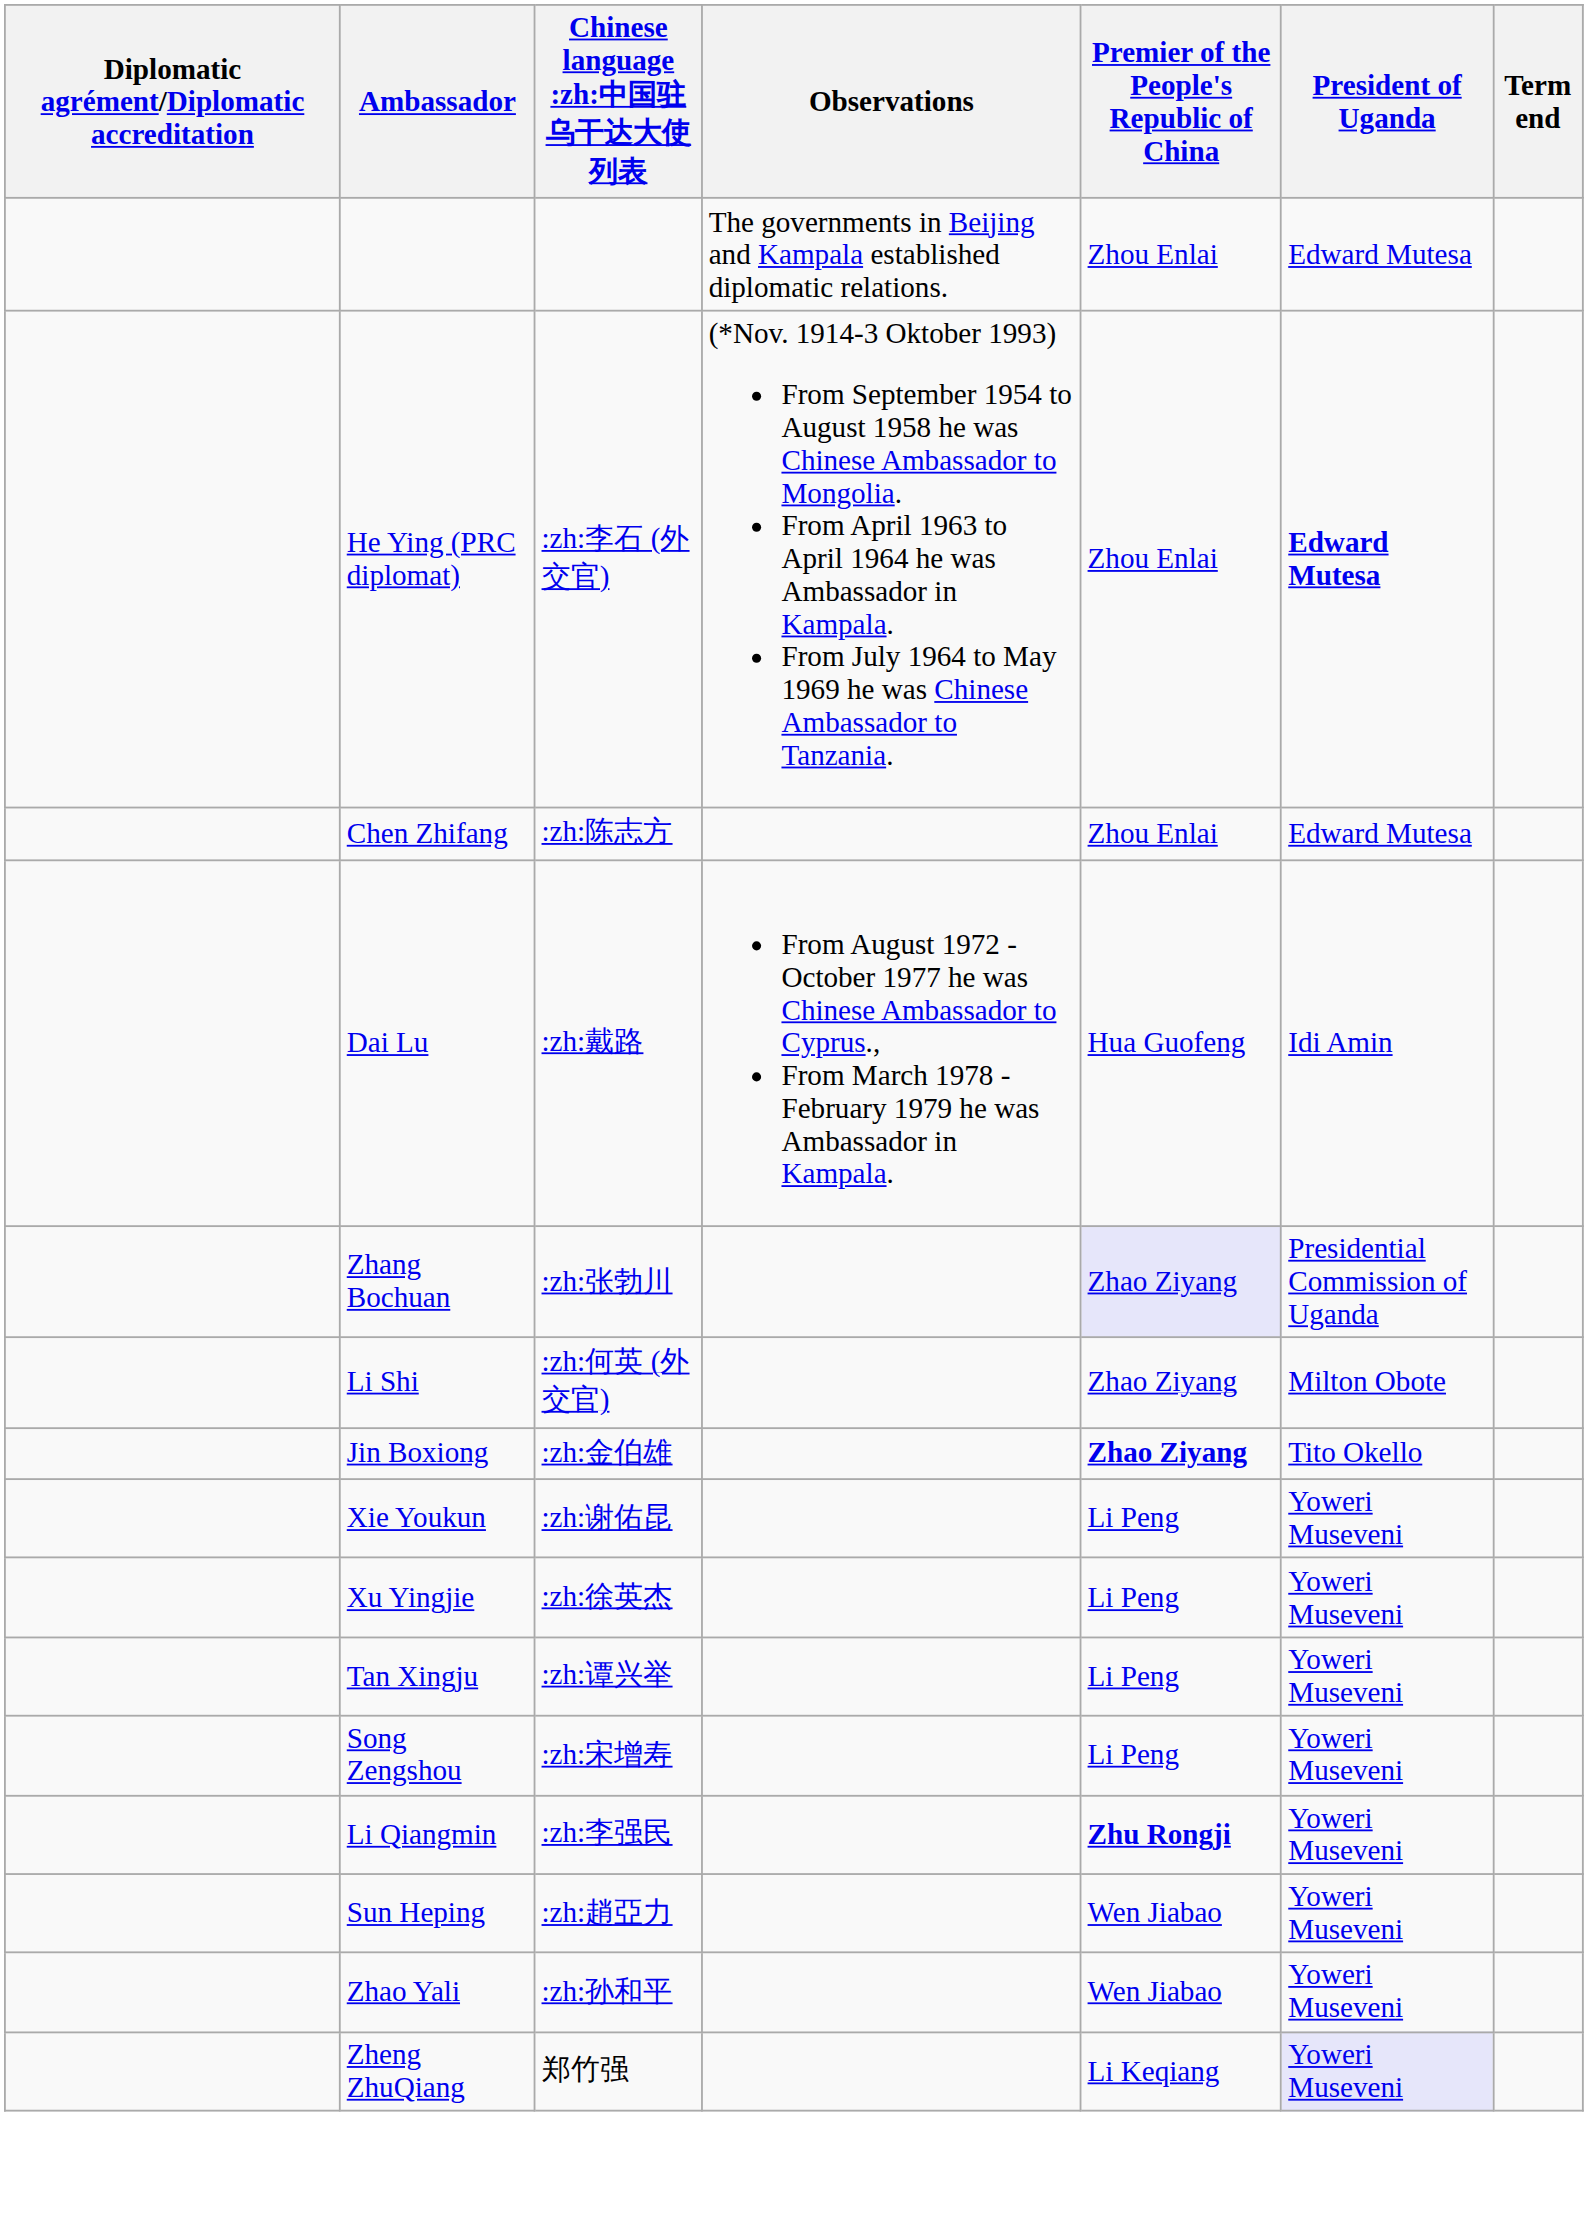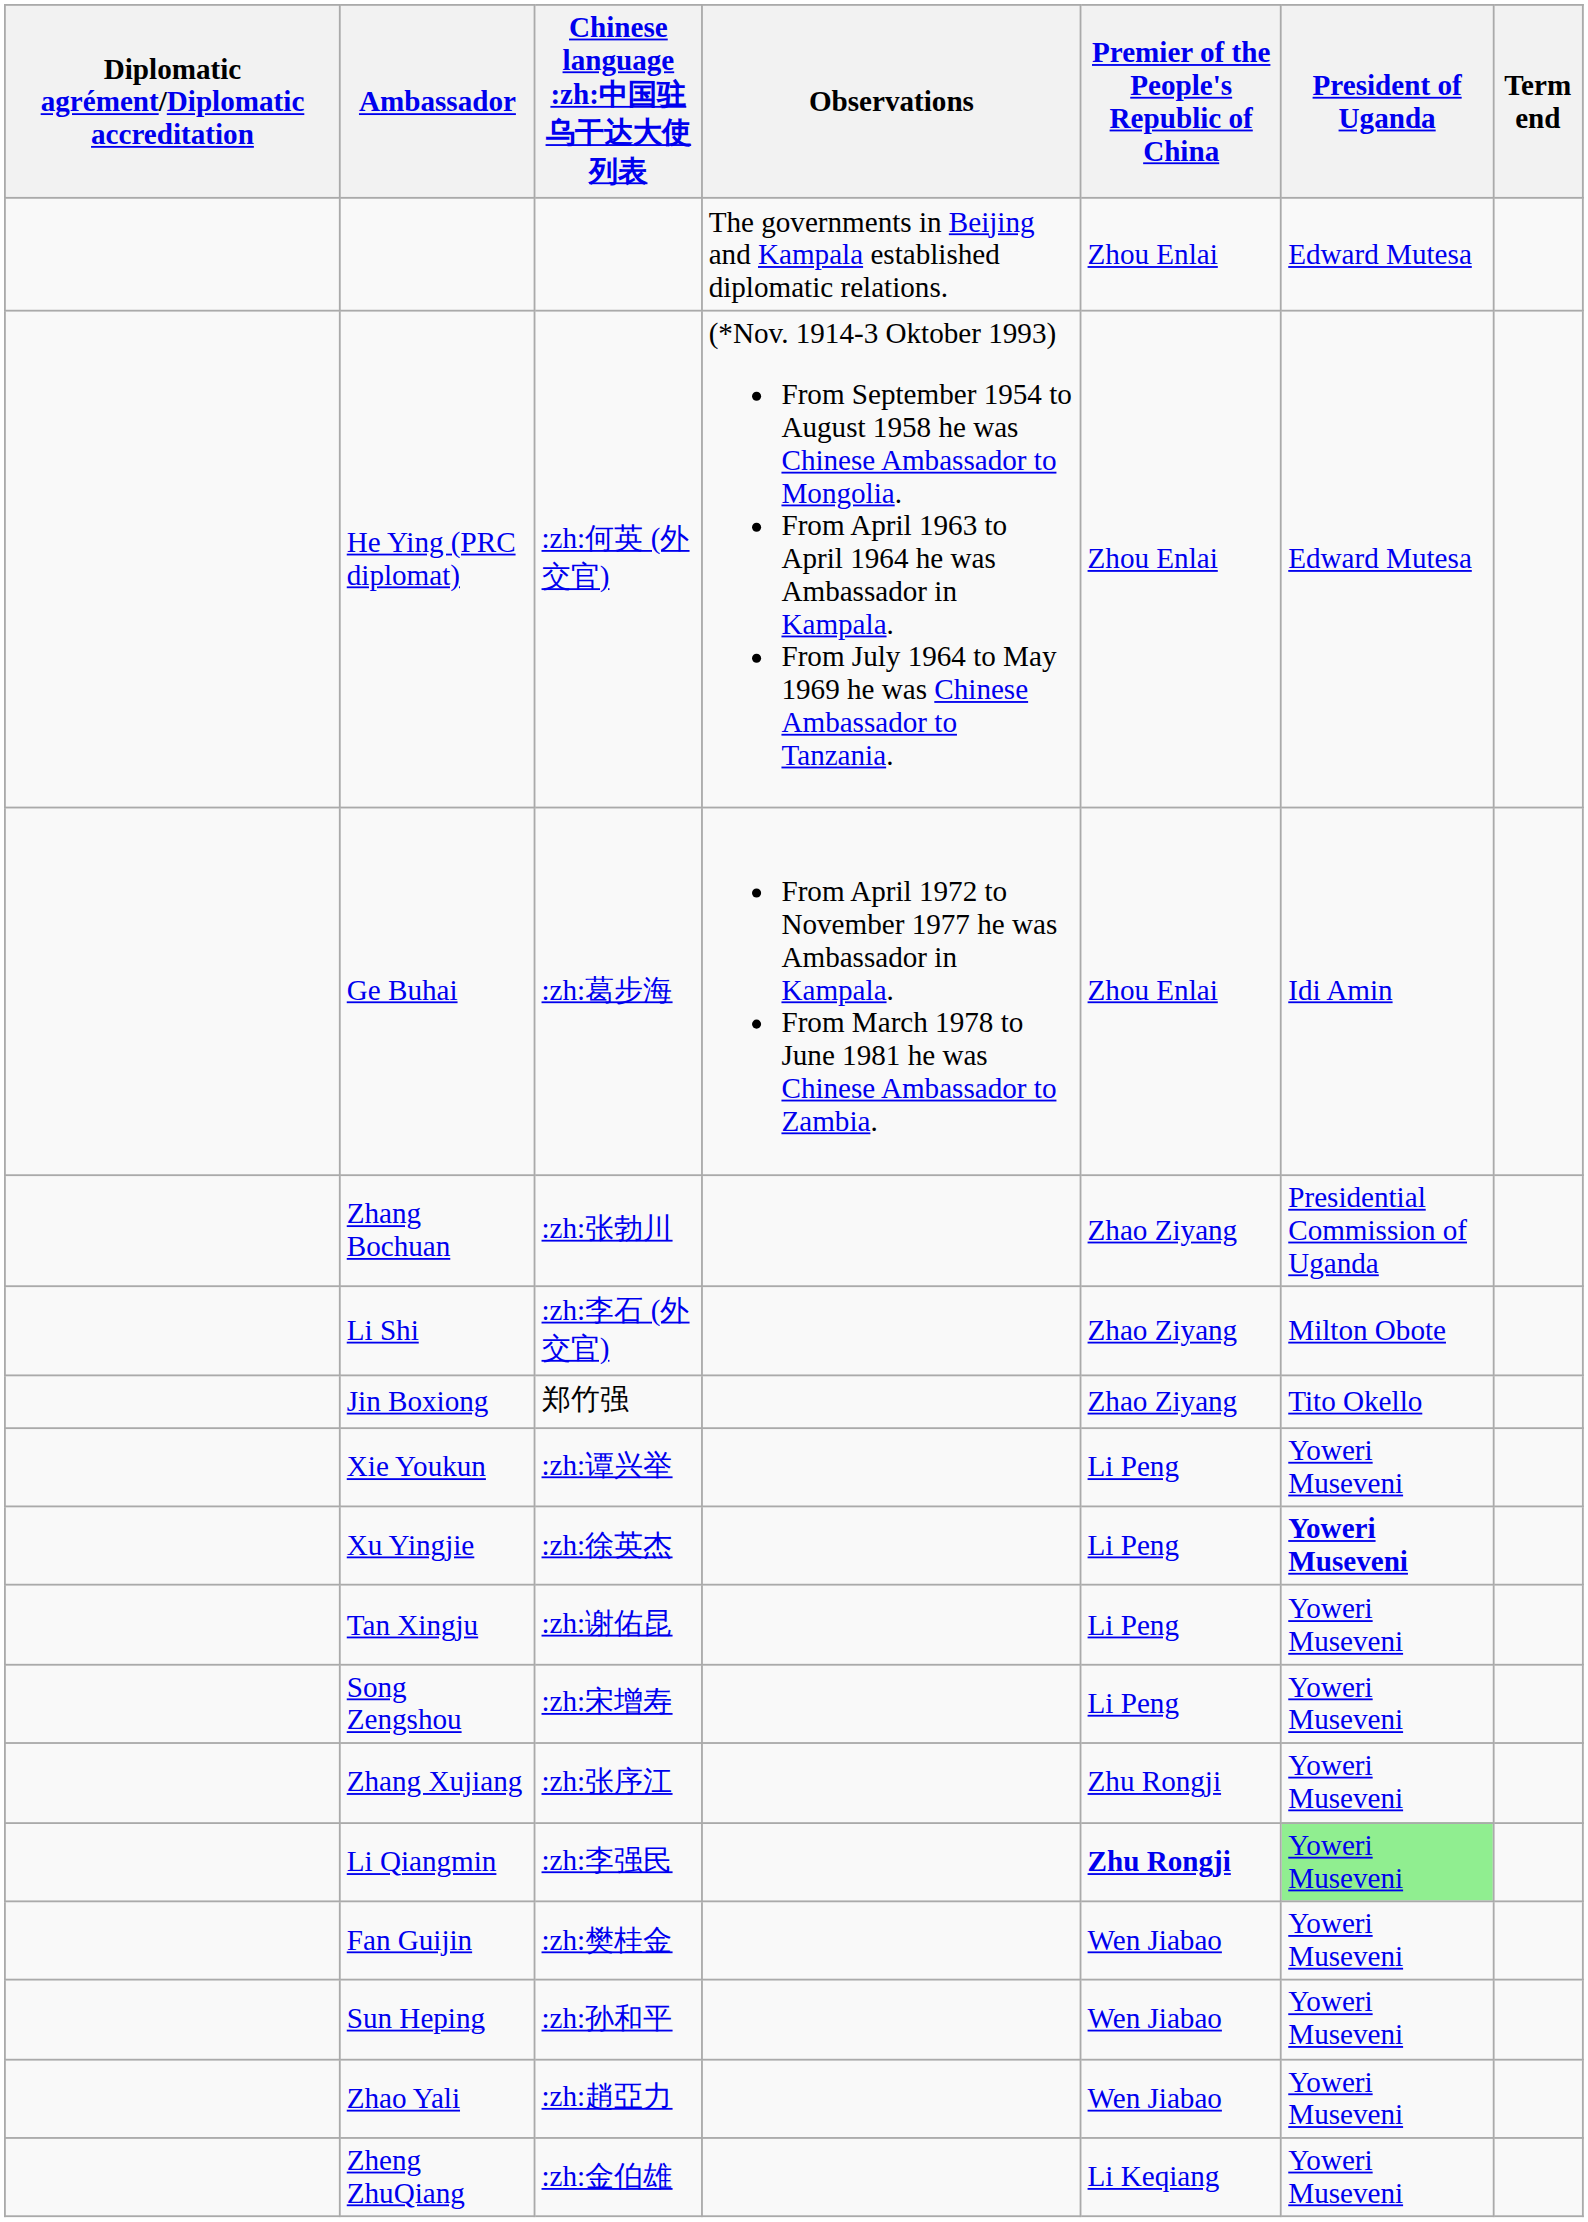(616, 557) :zh:李石 (外交官) -> (616, 557) :zh:何英 (外交官)
(1338, 558) bold -> (1380, 558) normal
- row: (427, 833)
+ row: (402, 990)
- row: (388, 1042)
(1162, 1281) lavender background -> (1162, 1229) no background
(616, 1381) :zh:何英 (外交官) -> (616, 1329) :zh:李石 (外交官)
(607, 1451) :zh:金伯雄 -> (585, 1400) 郑竹强
(1167, 1452) bold -> (1162, 1401) normal
(607, 1517) :zh:谢佑昆 -> (607, 1465) :zh:谭兴举
(1346, 1597) normal -> (1348, 1545) bold
(607, 1675) :zh:谭兴举 -> (607, 1623) :zh:谢佑昆
+ row: (435, 1782)
(1346, 1833) no background -> (1346, 1861) lightgreen background
+ row: (409, 1940)
(607, 1911) :zh:趙亞力 -> (607, 2018) :zh:孙和平
(607, 1990) :zh:孙和平 -> (607, 2097) :zh:趙亞力
(585, 2069) 郑竹强 -> (607, 2176) :zh:金伯雄
(1346, 2070) lavender background -> (1346, 2177) no background
